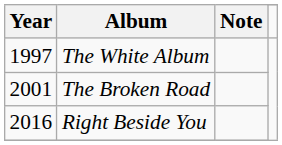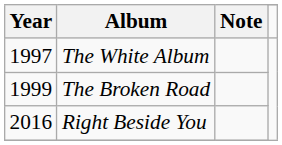(31, 88) 2001 -> (31, 88) 1999
